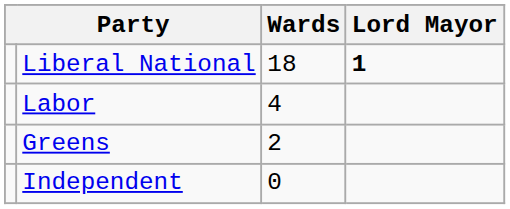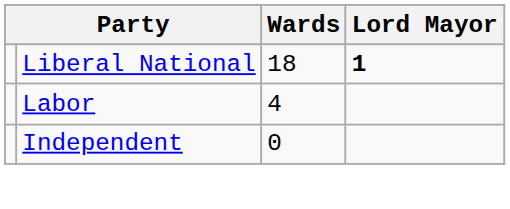- row: (66, 144)
